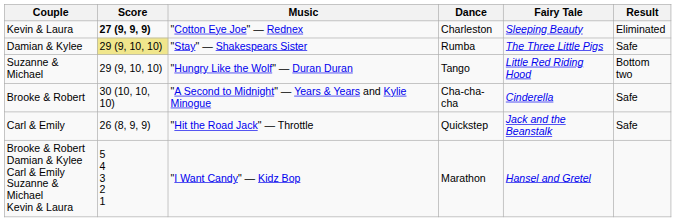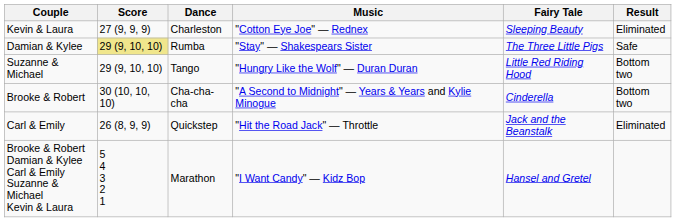columns swapped: (471, 12) <-> (303, 12)
(125, 29) bold -> (125, 29) normal
(627, 97) Safe -> (633, 97) Bottom two
(627, 126) Safe -> (641, 126) Eliminated
